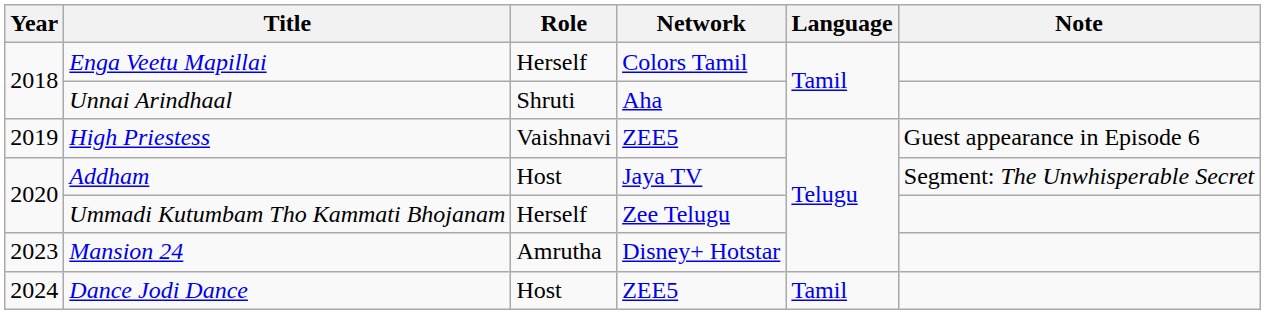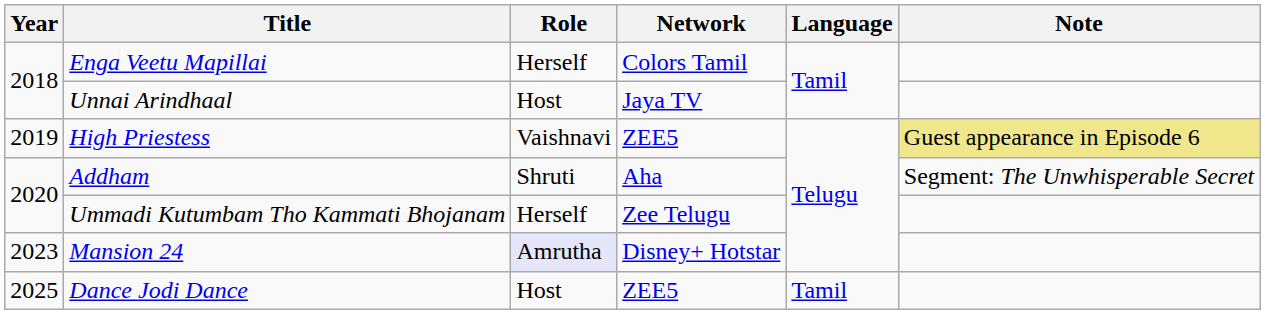(546, 99) Shruti -> (539, 99) Host
(642, 99) Aha -> (662, 99) Jaya TV
(1052, 137) no background -> (1052, 137) khaki background
(539, 175) Host -> (546, 175) Shruti
(662, 175) Jaya TV -> (642, 175) Aha
(559, 251) no background -> (559, 251) lavender background
(34, 289) 2024 -> (34, 289) 2025
